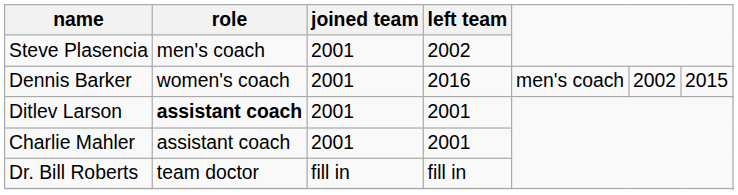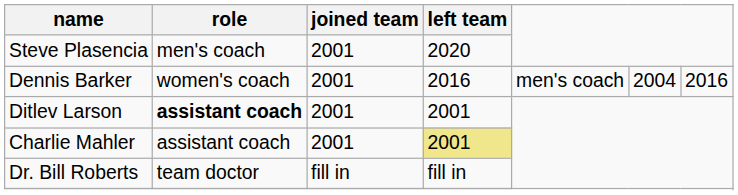(449, 50) 2002 -> (449, 50) 2020
(655, 81) 2002 -> (655, 81) 2004
(707, 81) 2015 -> (707, 81) 2016
(449, 142) no background -> (449, 142) khaki background
